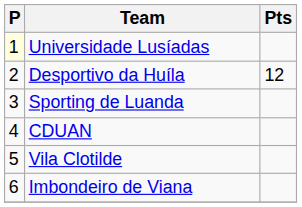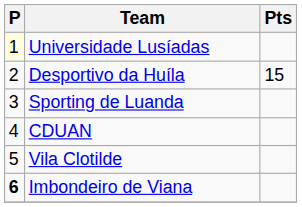(274, 74) 12 -> (274, 74) 15
(14, 187) normal -> (14, 187) bold
